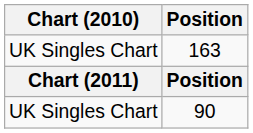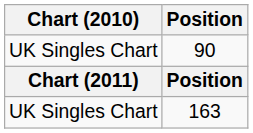rows swapped: (205, 111) <-> (205, 50)
